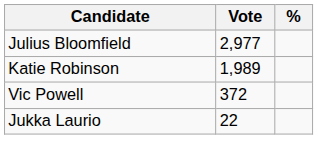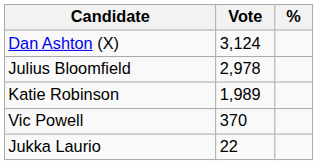+ row: (64, 43)
(240, 43) 2,977 -> (240, 69) 2,978
(233, 95) 372 -> (233, 120) 370
